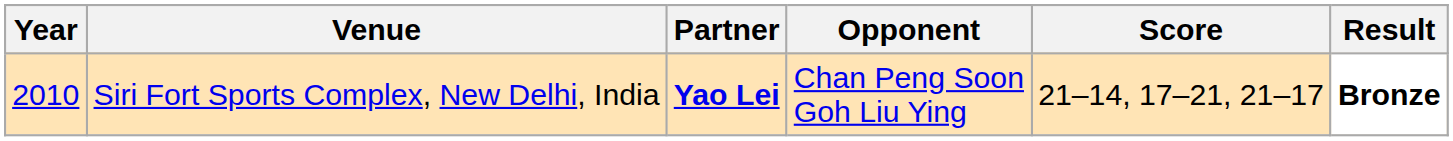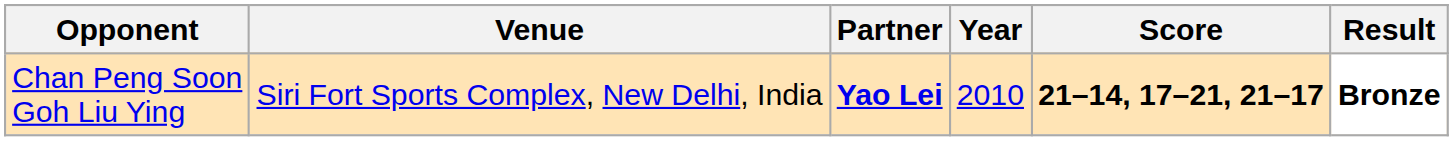columns swapped: (46, 29) <-> (909, 29)
(1181, 94) normal -> (1181, 94) bold
